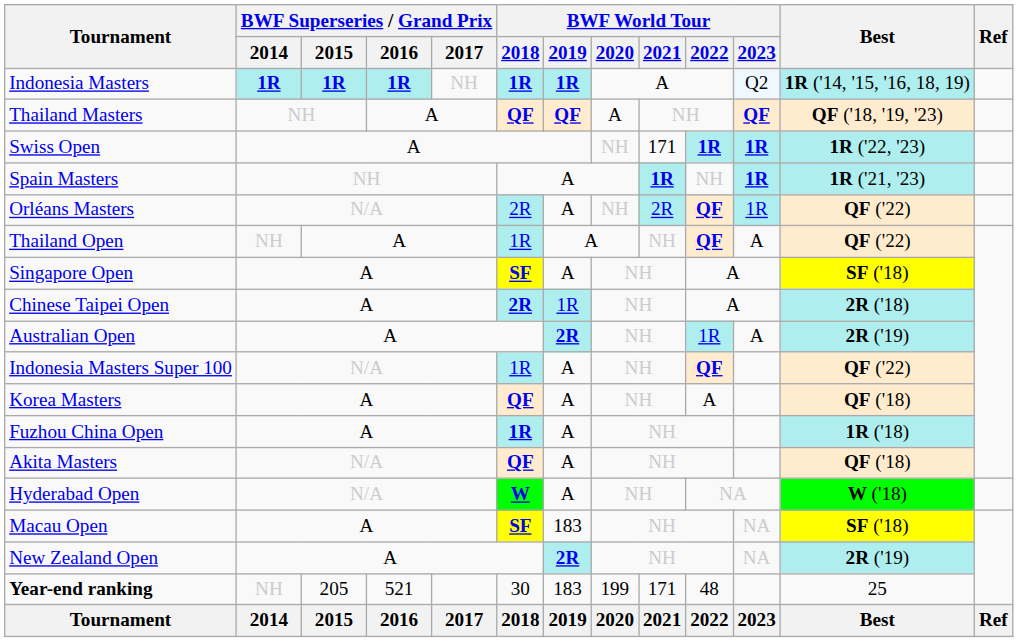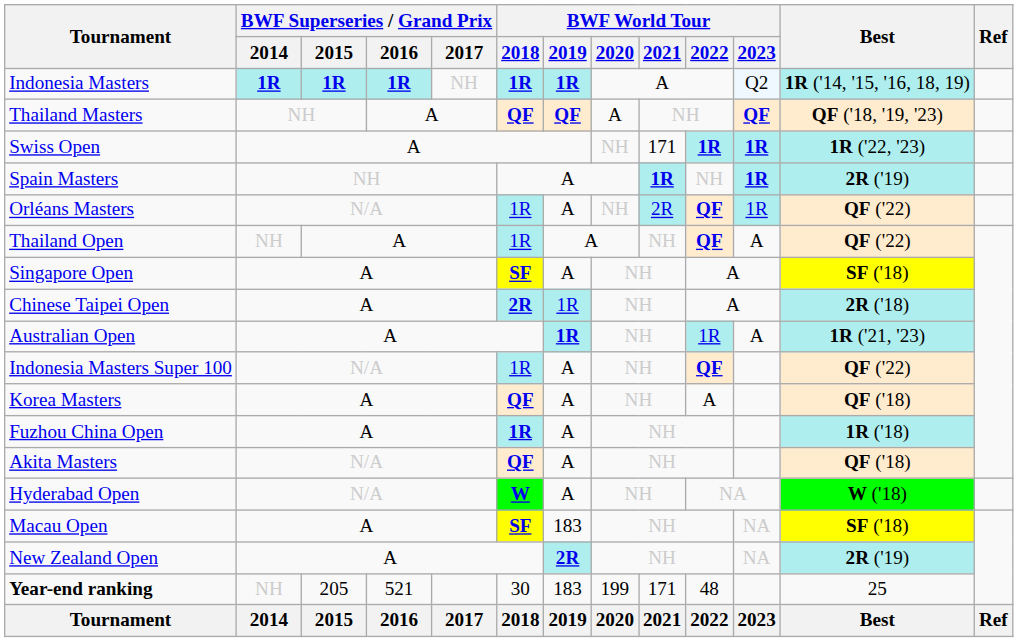(877, 178) 1R ('21, '23) -> (877, 178) 2R ('19)
(520, 210) 2R -> (520, 210) 1R
(568, 336) 2R -> (568, 336) 1R
(877, 336) 2R ('19) -> (877, 336) 1R ('21, '23)
